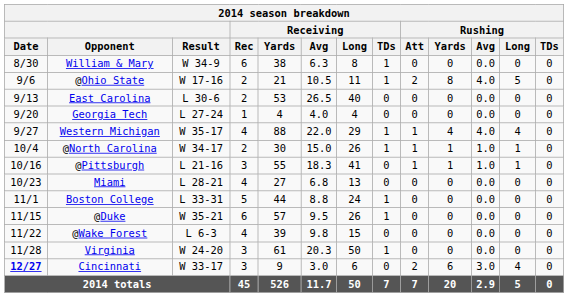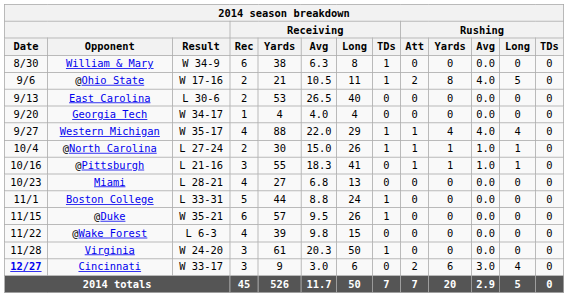(201, 115) L 27-24 -> (201, 115) W 34-17
(201, 148) W 34-17 -> (201, 148) L 27-24
